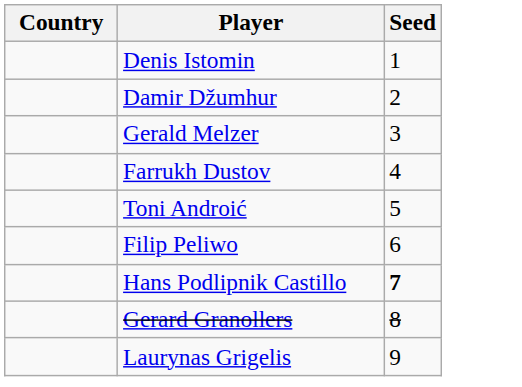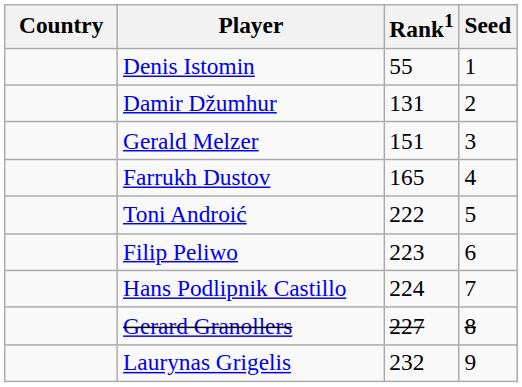+ column: (421, 26)
(395, 282) bold -> (470, 288) normal
